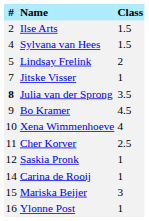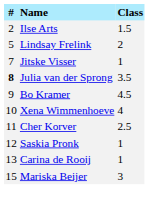- row: (60, 45)
(11, 176) 14 -> (11, 159) 13
- row: (48, 208)
